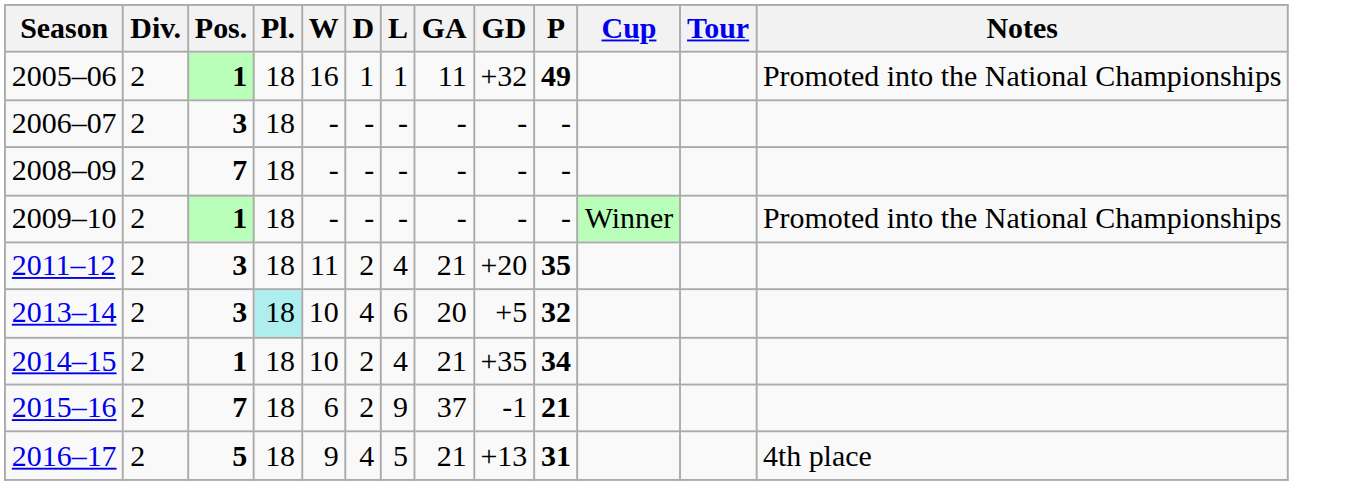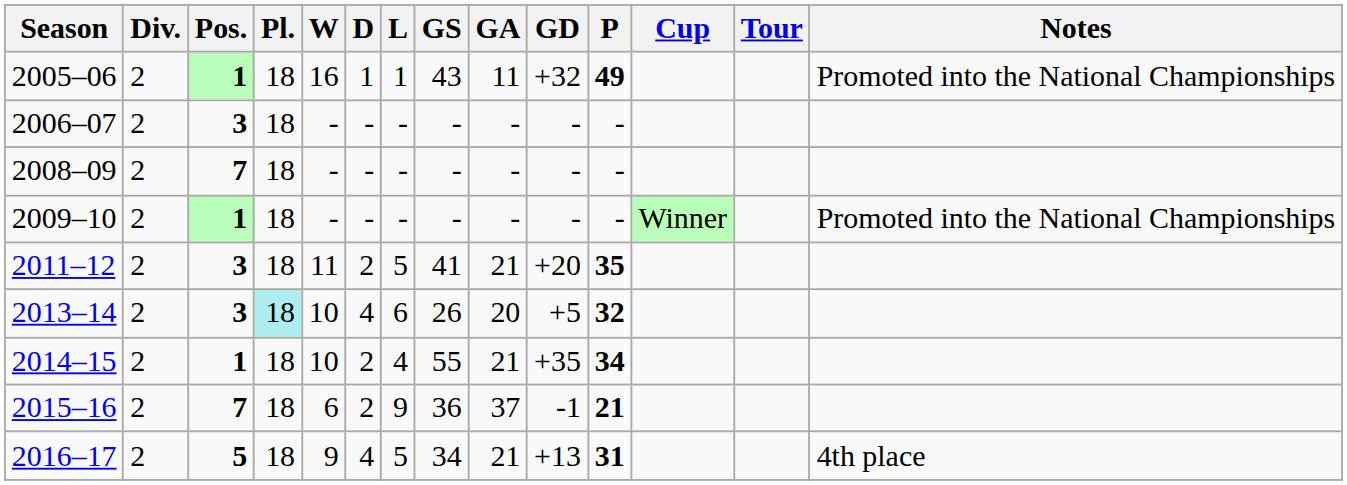+ column: (442, 28)
(400, 265) 4 -> (400, 265) 5
